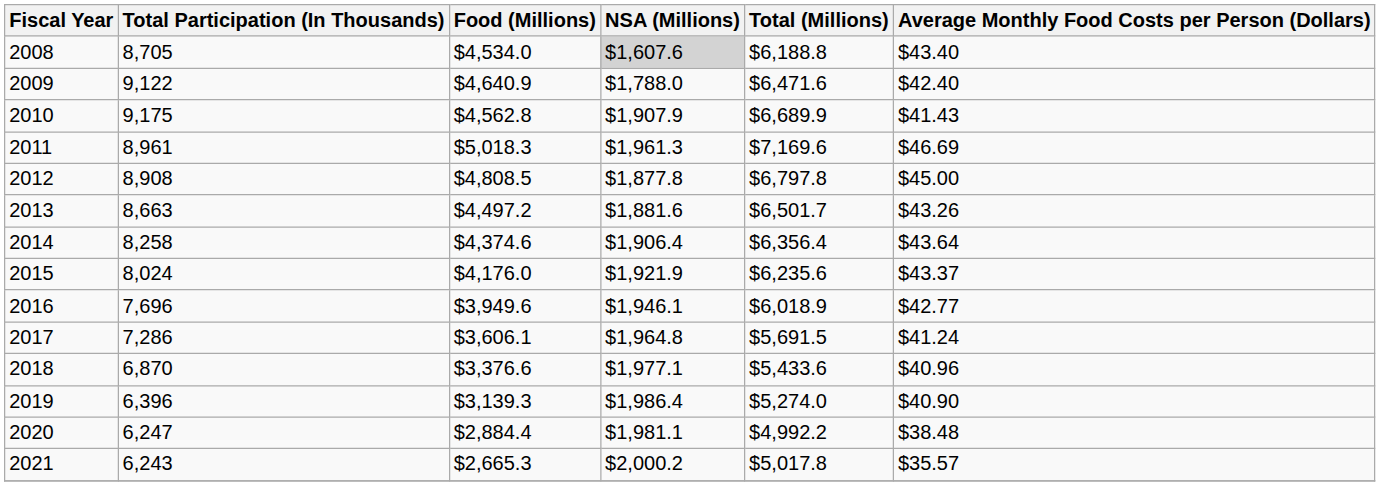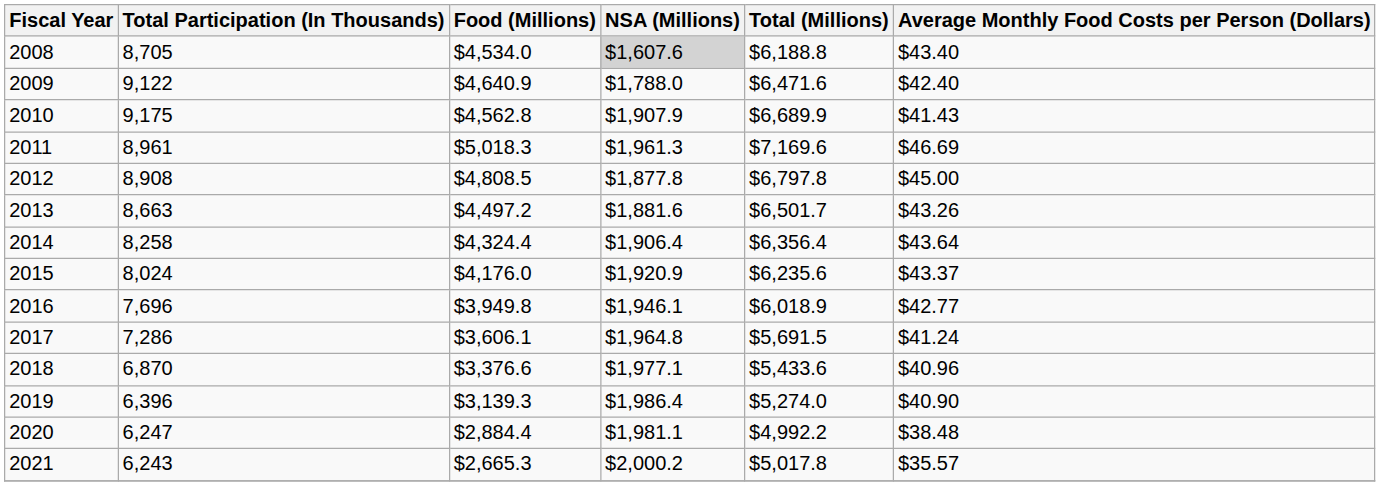(493, 242) $4,374.6 -> (493, 242) $4,324.4
(644, 274) $1,921.9 -> (644, 274) $1,920.9
(493, 305) $3,949.6 -> (493, 305) $3,949.8
